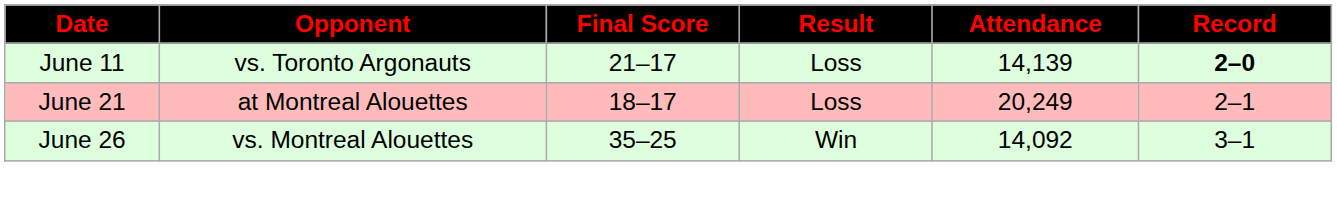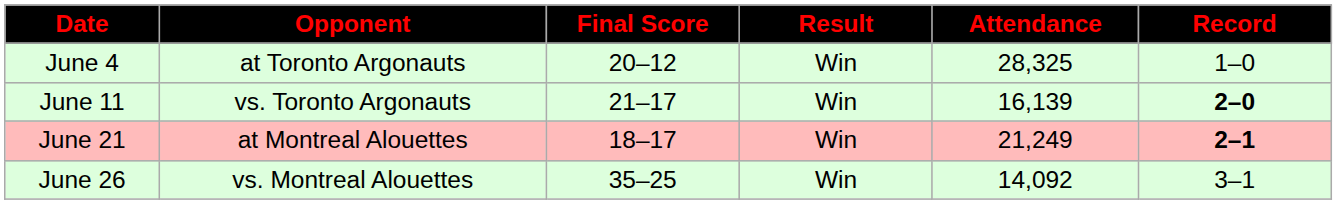+ row: (82, 62)
(836, 62) Loss -> (836, 101) Win
(1035, 62) 14,139 -> (1035, 101) 16,139
(836, 101) Loss -> (836, 140) Win
(1035, 101) 20,249 -> (1035, 140) 21,249
(1235, 101) normal -> (1235, 140) bold
